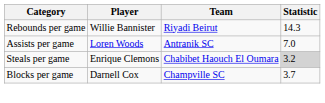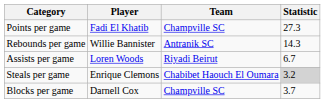+ row: (39, 28)
(191, 28) Riyadi Beirut -> (189, 43) Antranik SC
(189, 43) Antranik SC -> (191, 59) Riyadi Beirut
(289, 43) 7.0 -> (289, 59) 6.7
